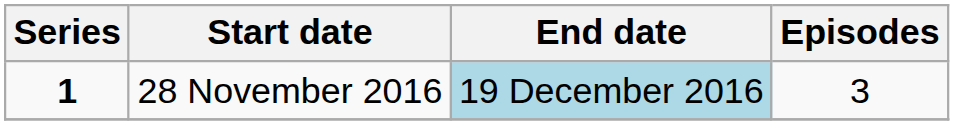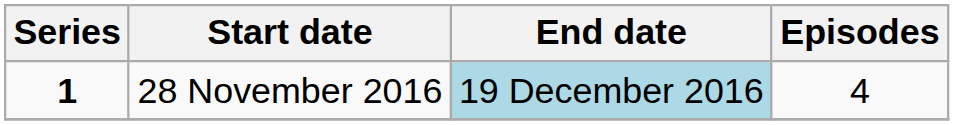(860, 89) 3 -> (860, 89) 4
